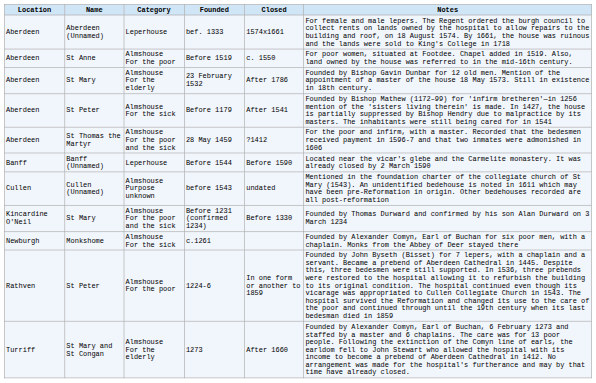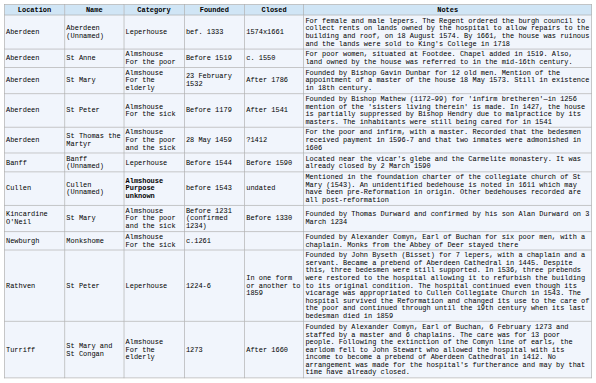(144, 189) normal -> (144, 189) bold
(151, 286) Almshouse For the poor -> (146, 286) Leperhouse
